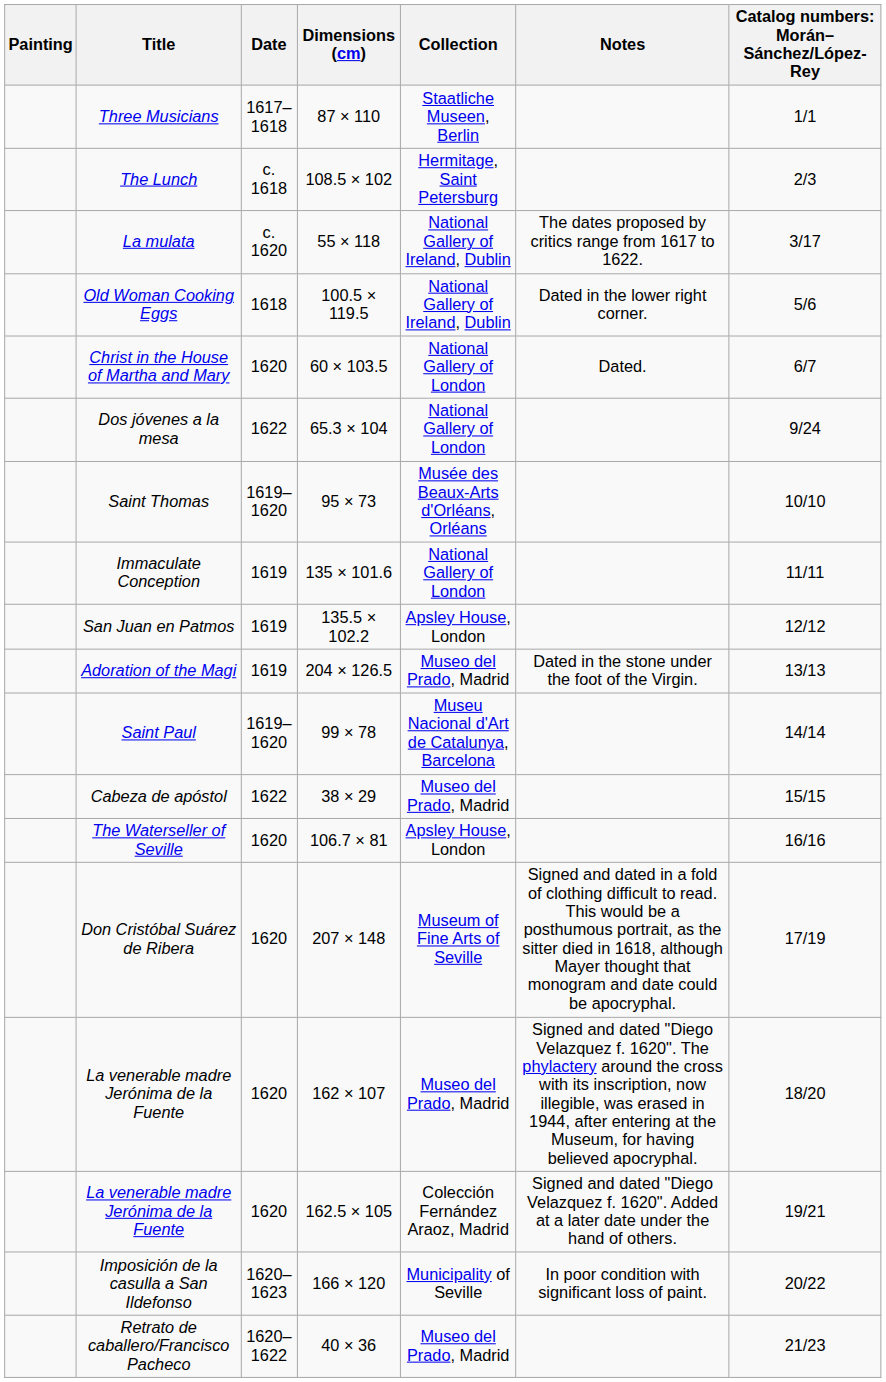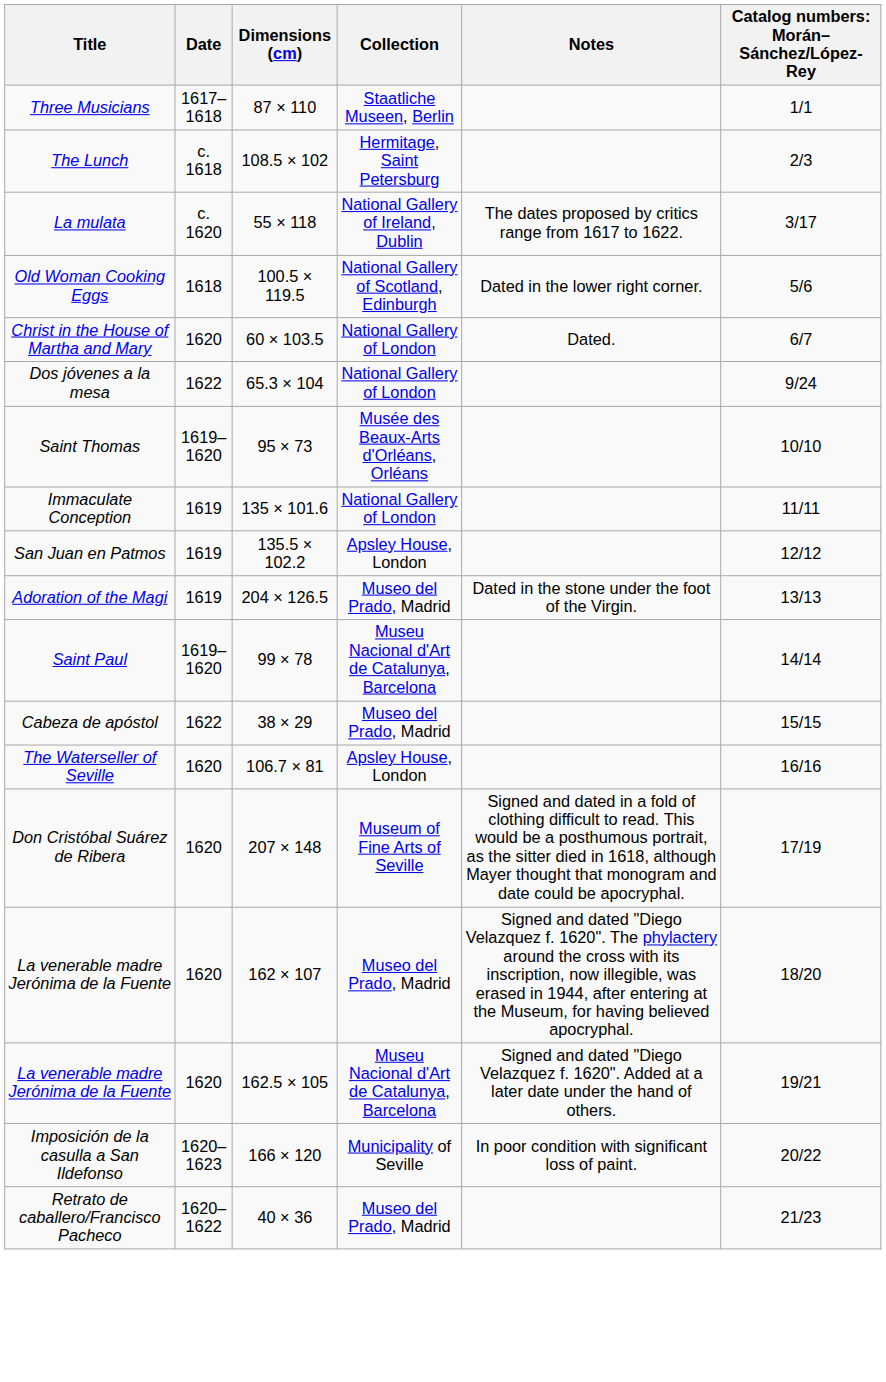- column: (41, 44)
(458, 304) National Gallery of Ireland, Dublin -> (399, 286) National Gallery of Scotland, Edinburgh
(458, 1211) Colección Fernández Araoz, Madrid -> (399, 1083) Museu Nacional d'Art de Catalunya, Barcelona
